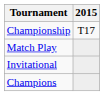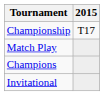rows swapped: (32, 64) <-> (32, 82)
